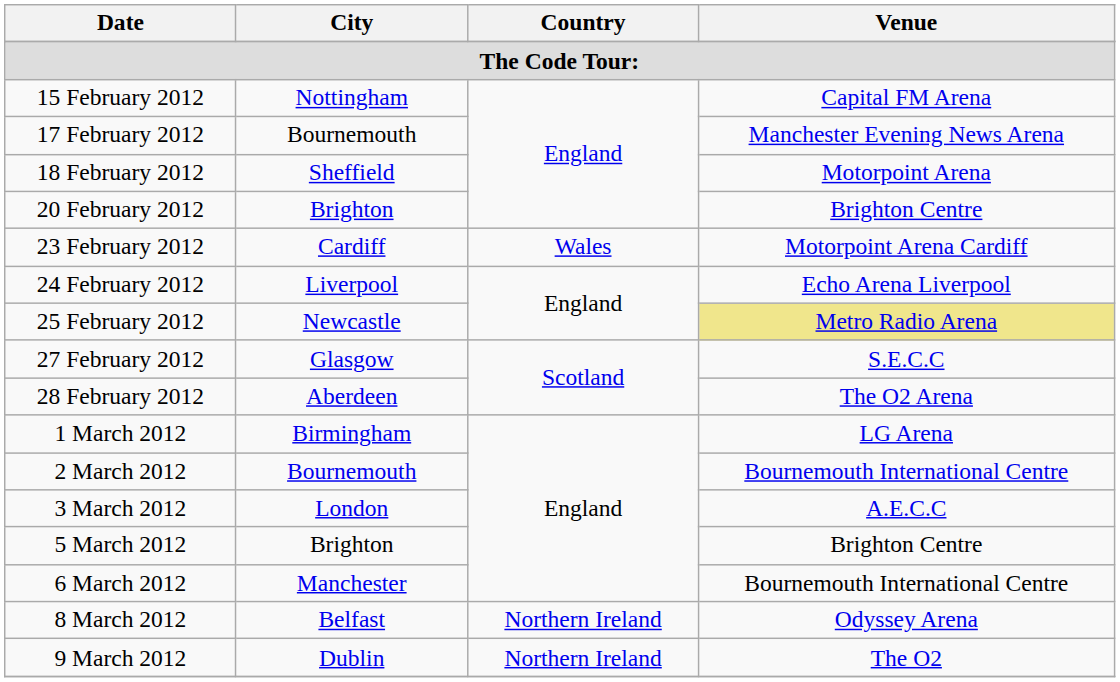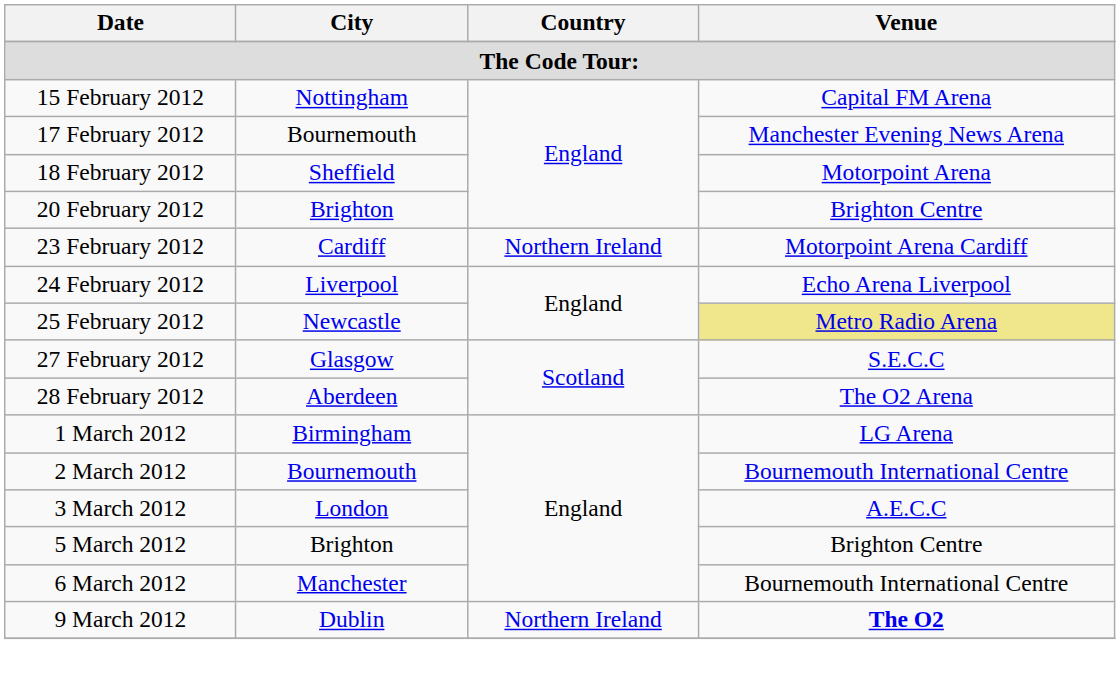(583, 246) Wales -> (583, 246) Northern Ireland
- row: (120, 619)
(906, 657) normal -> (906, 619) bold
